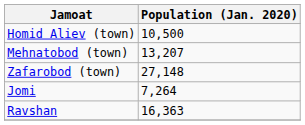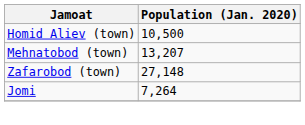- row: (32, 110)
